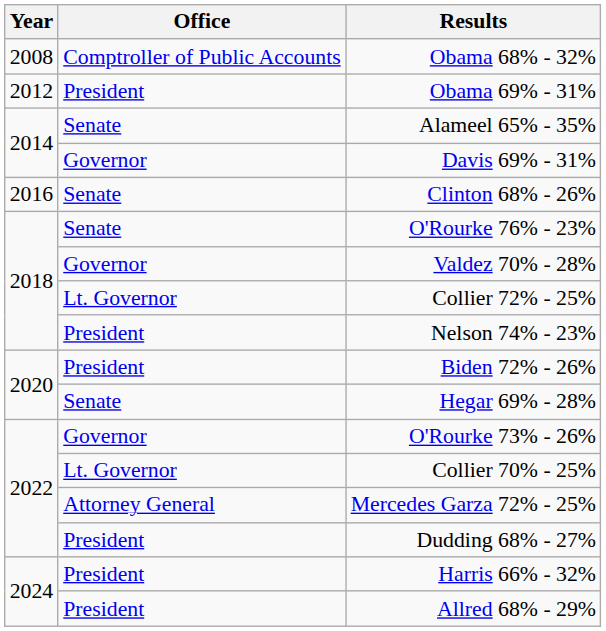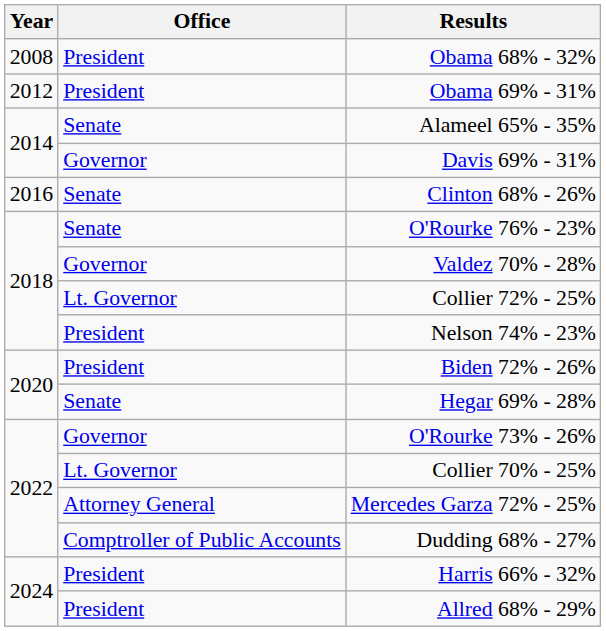(202, 56) Comptroller of Public Accounts -> (104, 56) President
(104, 539) President -> (202, 539) Comptroller of Public Accounts
